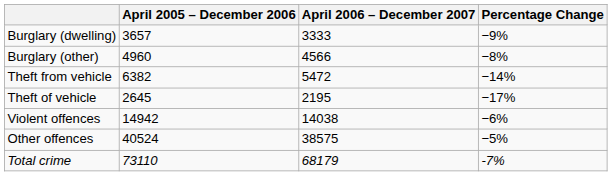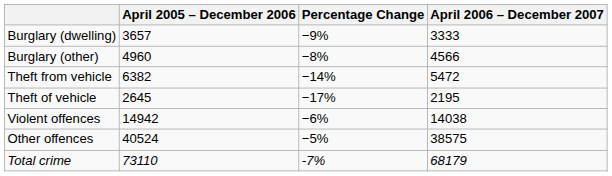columns swapped: (389, 14) <-> (543, 14)
